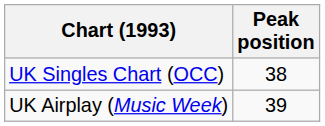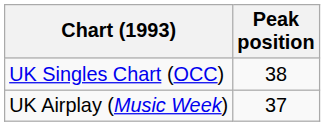(276, 105) 39 -> (276, 105) 37
